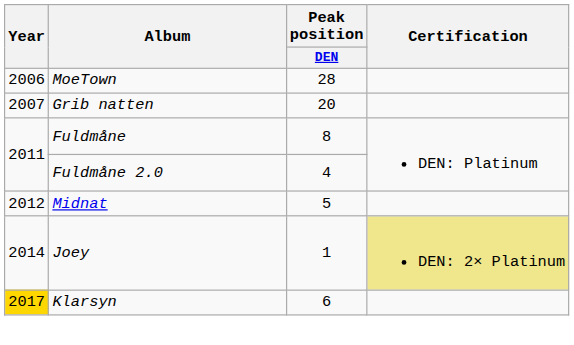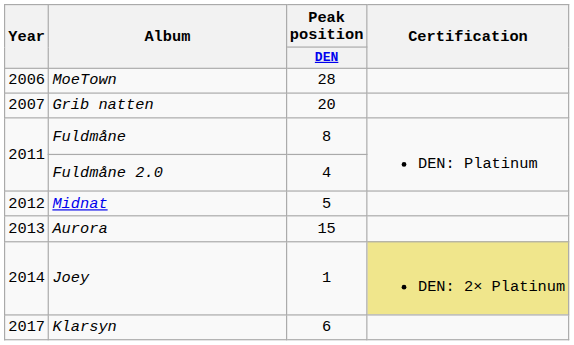+ row: (80, 229)
(27, 302) gold background -> (27, 327) no background
